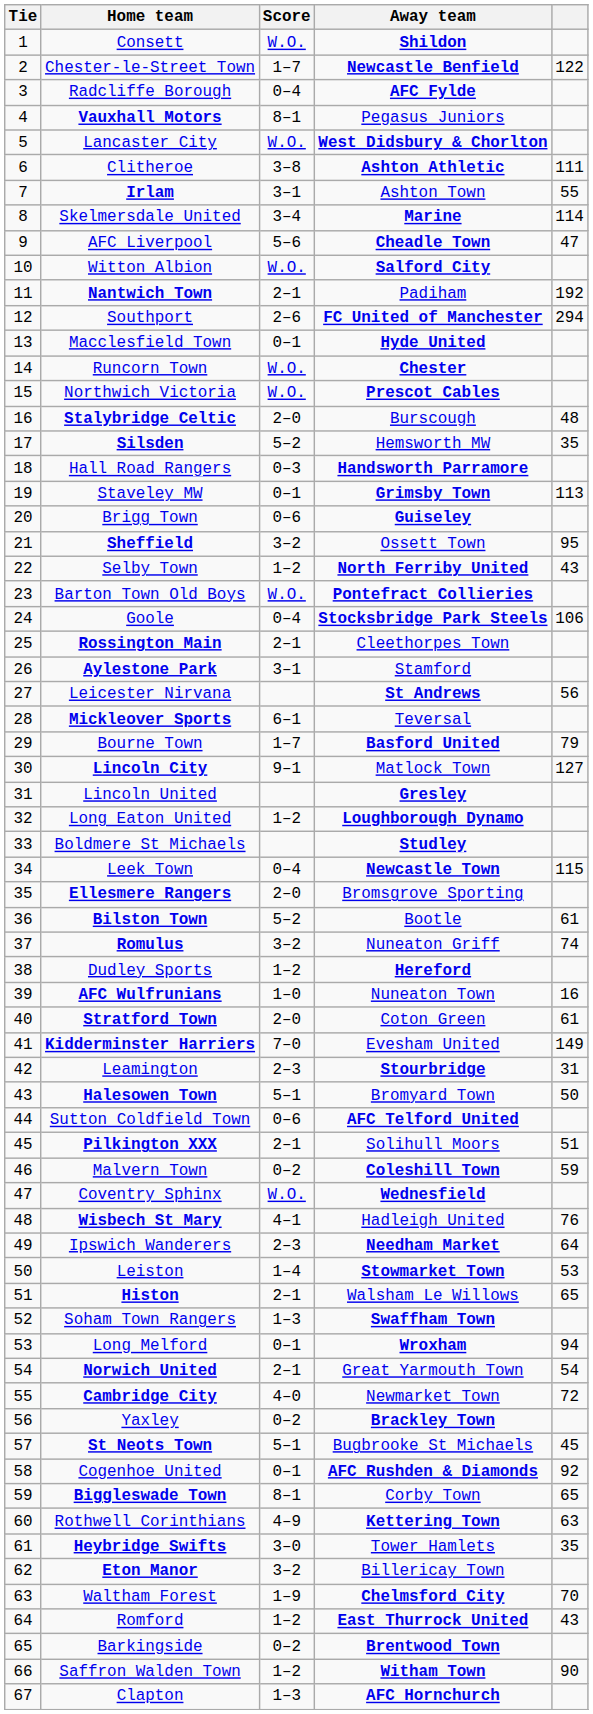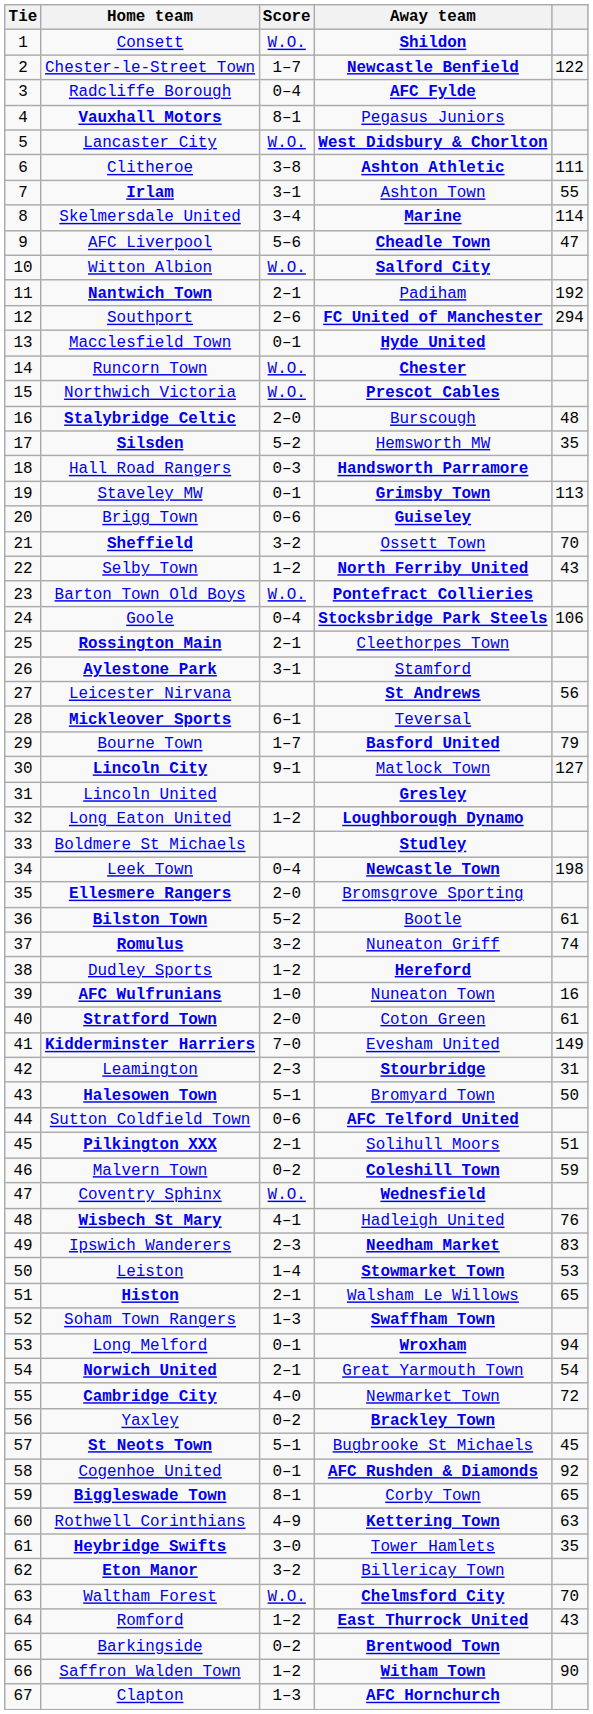(570, 544) 95 -> (570, 544) 70
(570, 870) 115 -> (570, 870) 198
(570, 1245) 64 -> (570, 1245) 83
(287, 1596) 1–9 -> (287, 1596) W.O.
